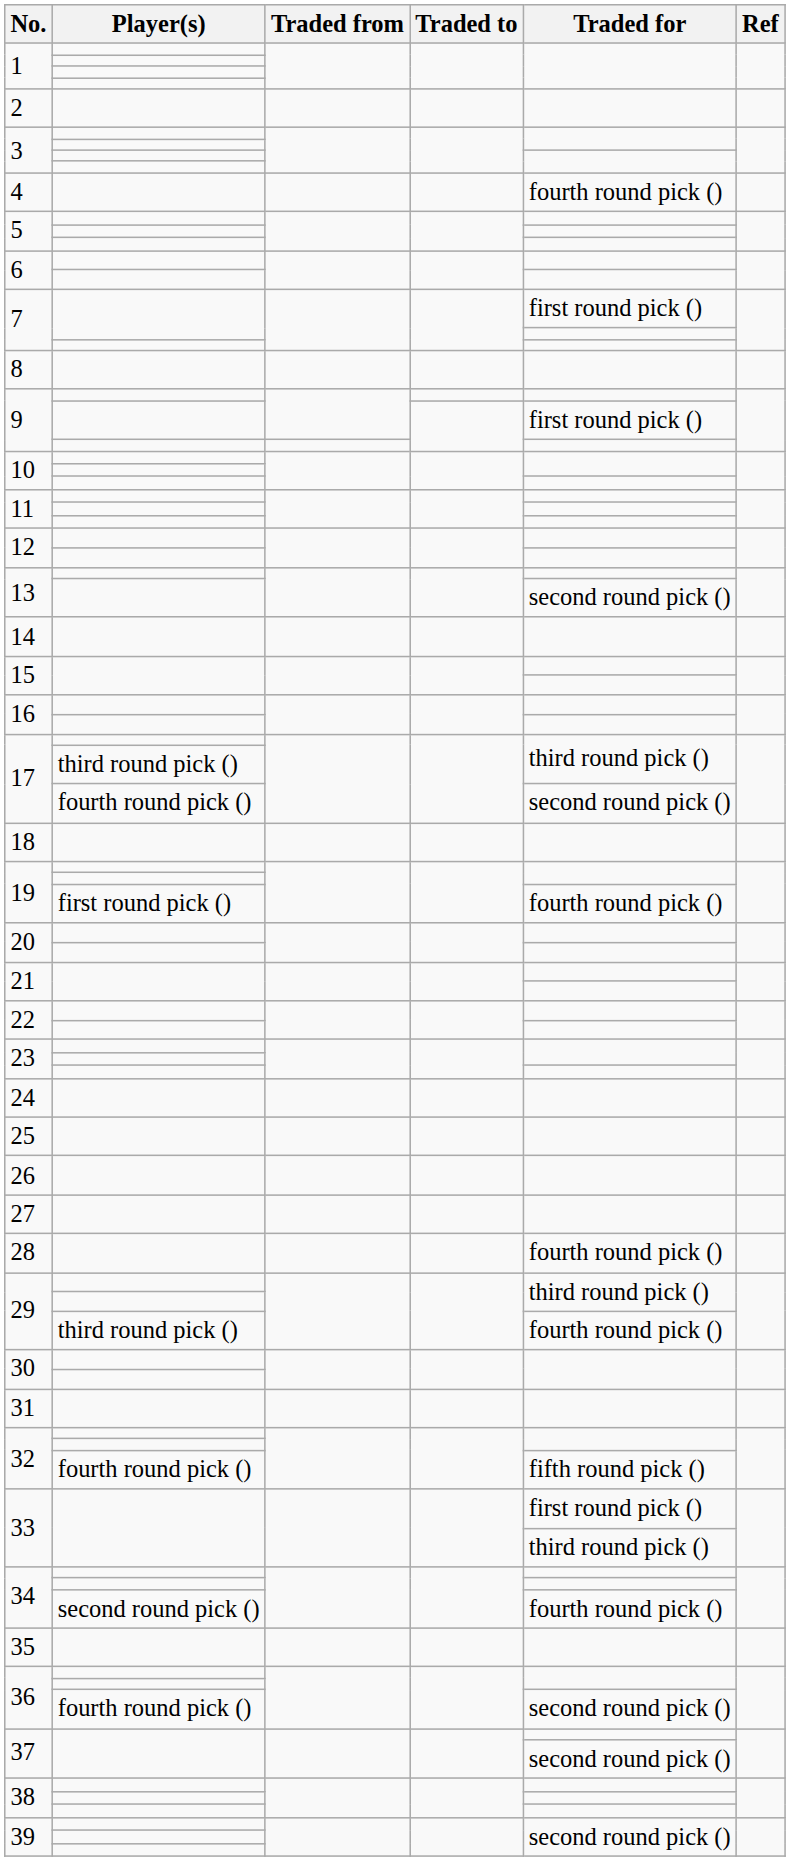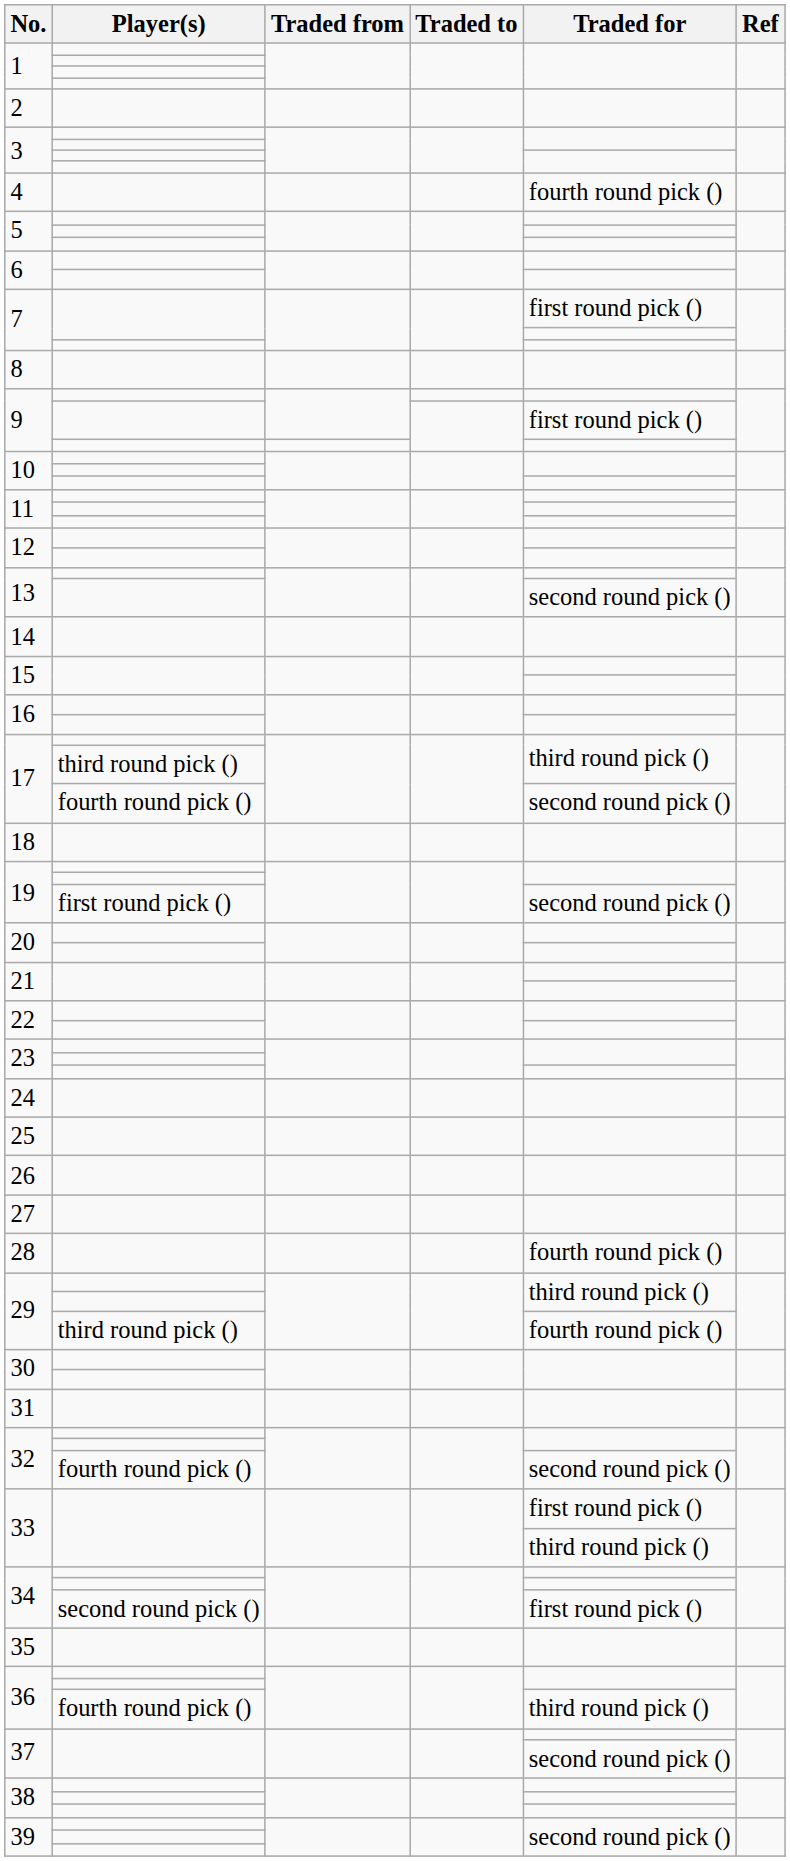(626, 903) fourth round pick () -> (630, 903) second round pick ()
(617, 1469) fifth round pick () -> (630, 1469) second round pick ()
(626, 1608) fourth round pick () -> (615, 1608) first round pick ()
(630, 1708) second round pick () -> (619, 1708) third round pick ()
